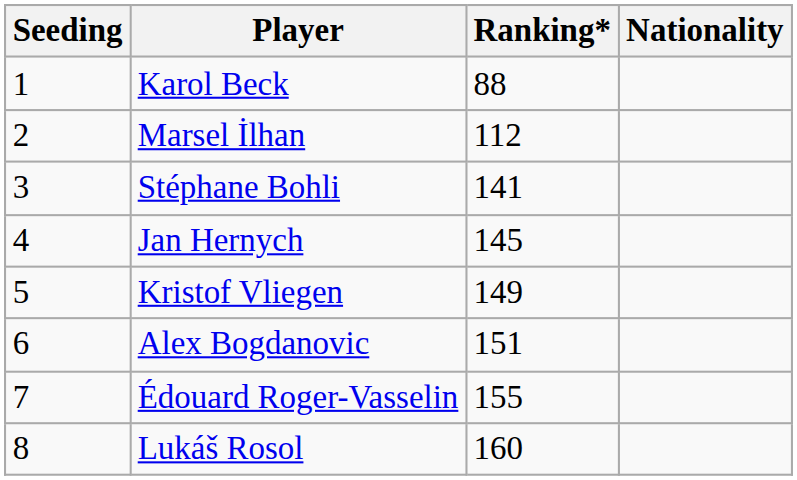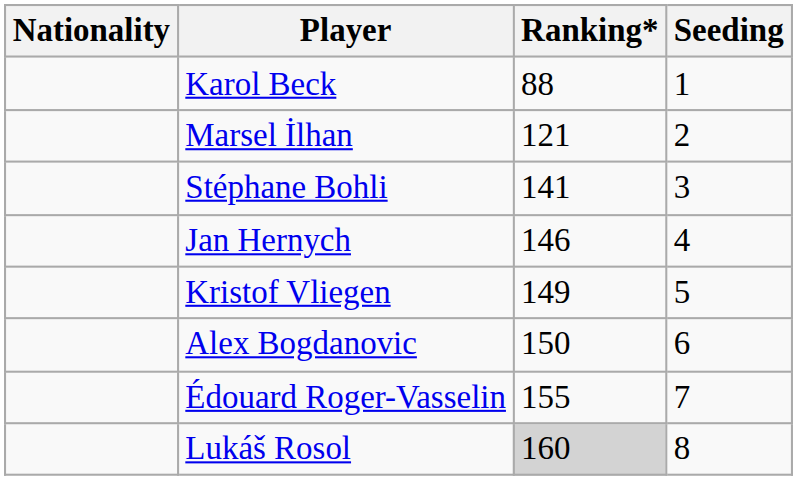columns swapped: (705, 30) <-> (68, 30)
(498, 135) 112 -> (546, 135) 121
(498, 239) 145 -> (546, 239) 146
(498, 344) 151 -> (546, 344) 150
(498, 448) no background -> (546, 448) lightgrey background
